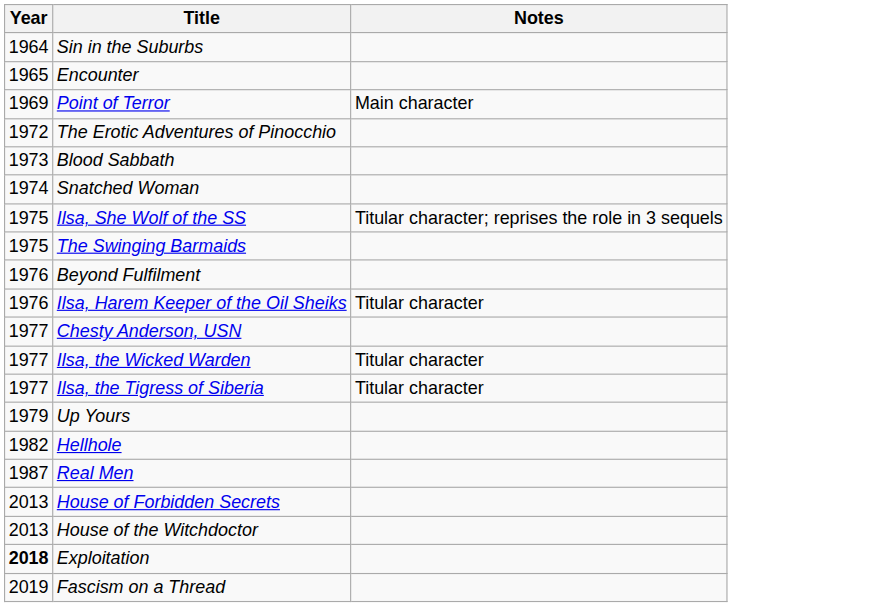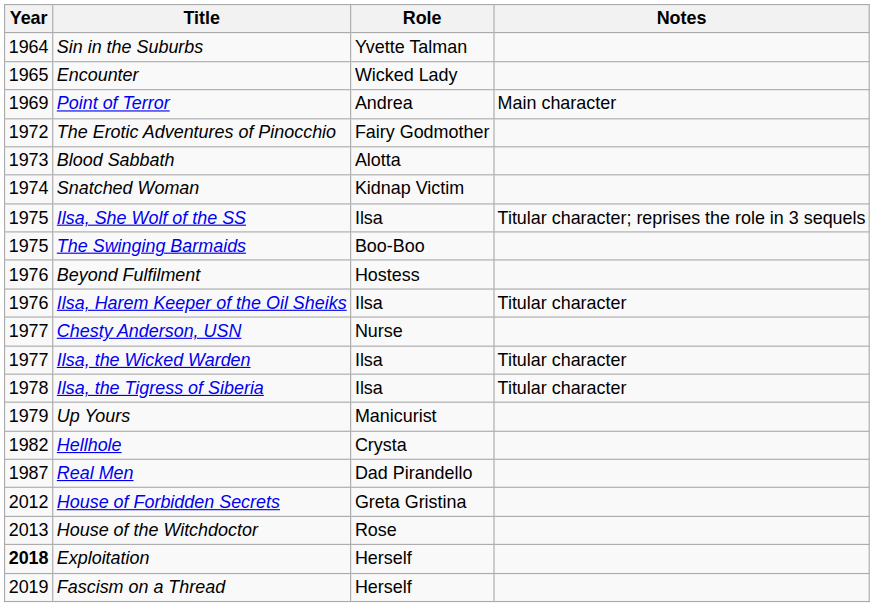+ column: (422, 18)
(29, 388) 1977 -> (29, 388) 1978
(29, 501) 2013 -> (29, 501) 2012
